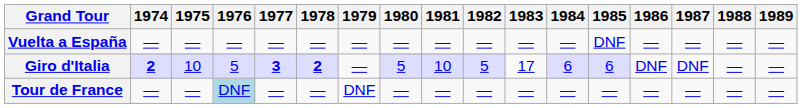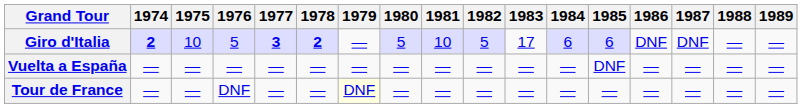rows swapped: (67, 41) <-> (67, 66)
(234, 90) lightblue background -> (234, 90) no background
(359, 90) no background -> (359, 90) lightyellow background
